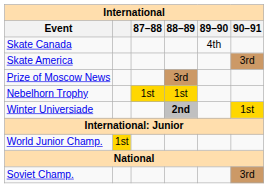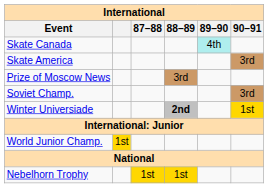(214, 45) no background -> (214, 45) paleturquoise background
rows swapped: (47, 93) <-> (40, 175)
